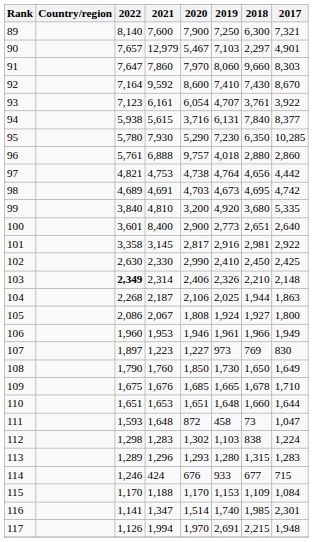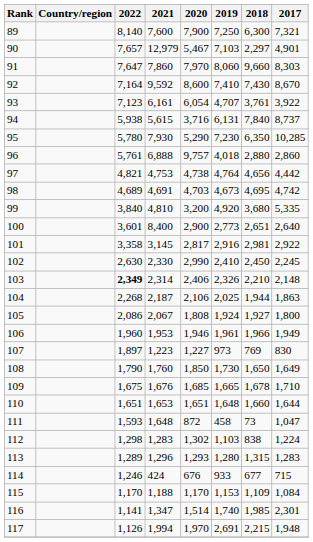(287, 119) 8,377 -> (287, 119) 8,737
(287, 262) 2,425 -> (287, 262) 2,245
